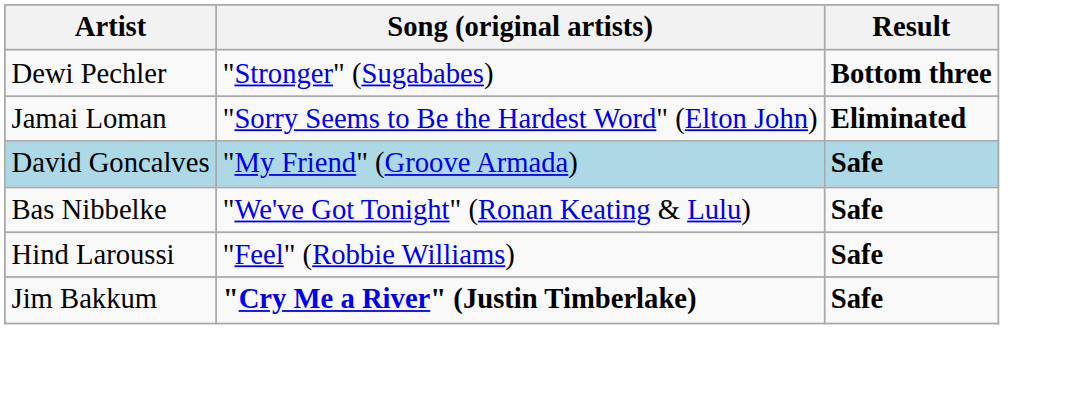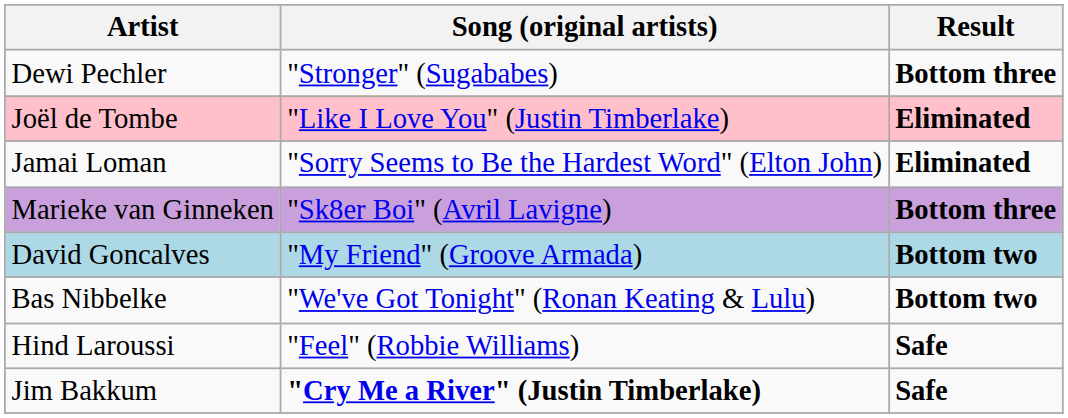+ row: (95, 118)
+ row: (143, 208)
(857, 163) Safe -> (966, 254) Bottom two
(857, 208) Safe -> (966, 299) Bottom two
